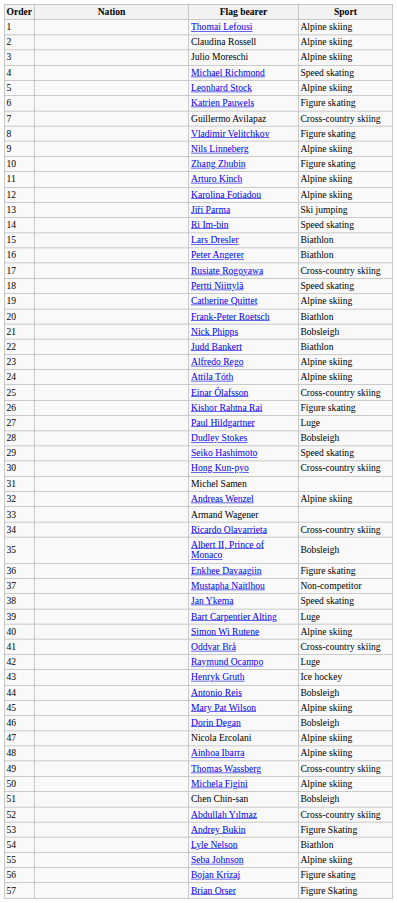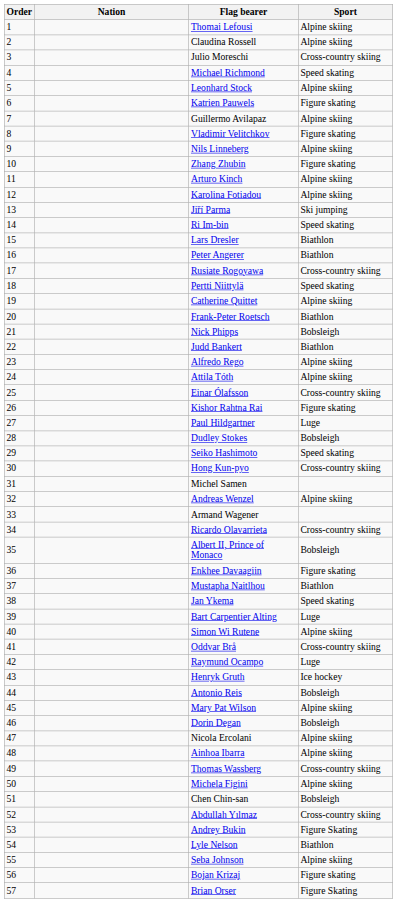(326, 57) Alpine skiing -> (341, 57) Cross-country skiing
(341, 118) Cross-country skiing -> (326, 118) Alpine skiing
(331, 586) Non-competitor -> (317, 586) Biathlon
